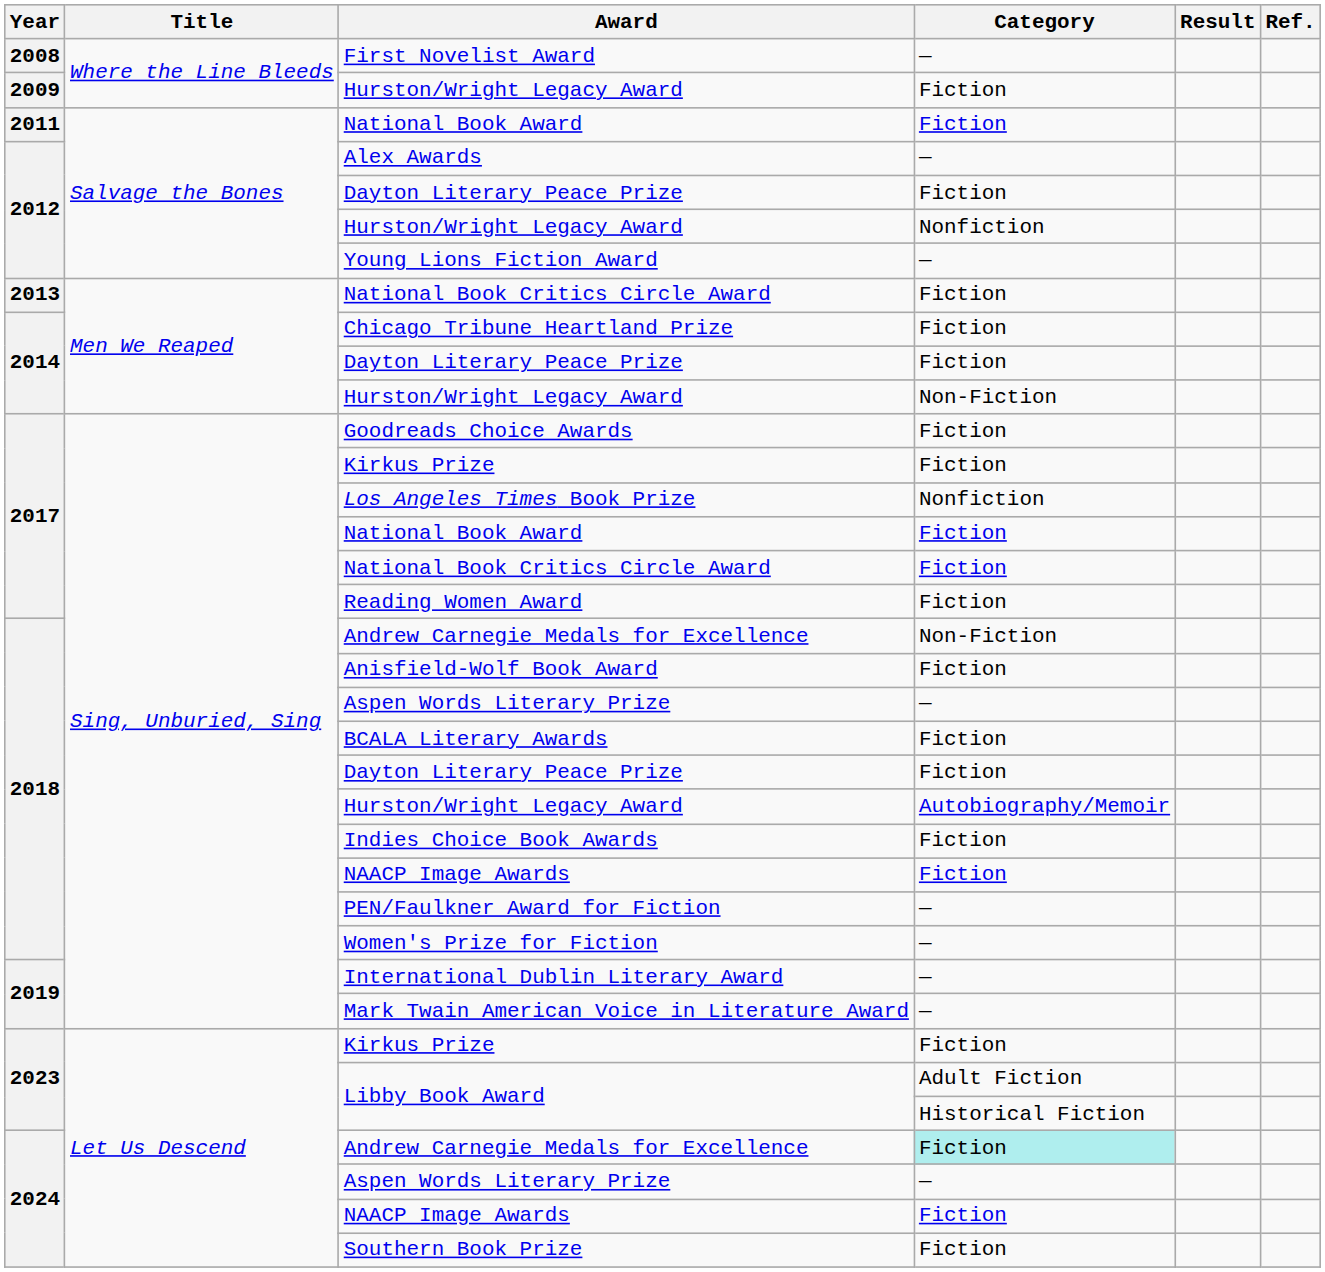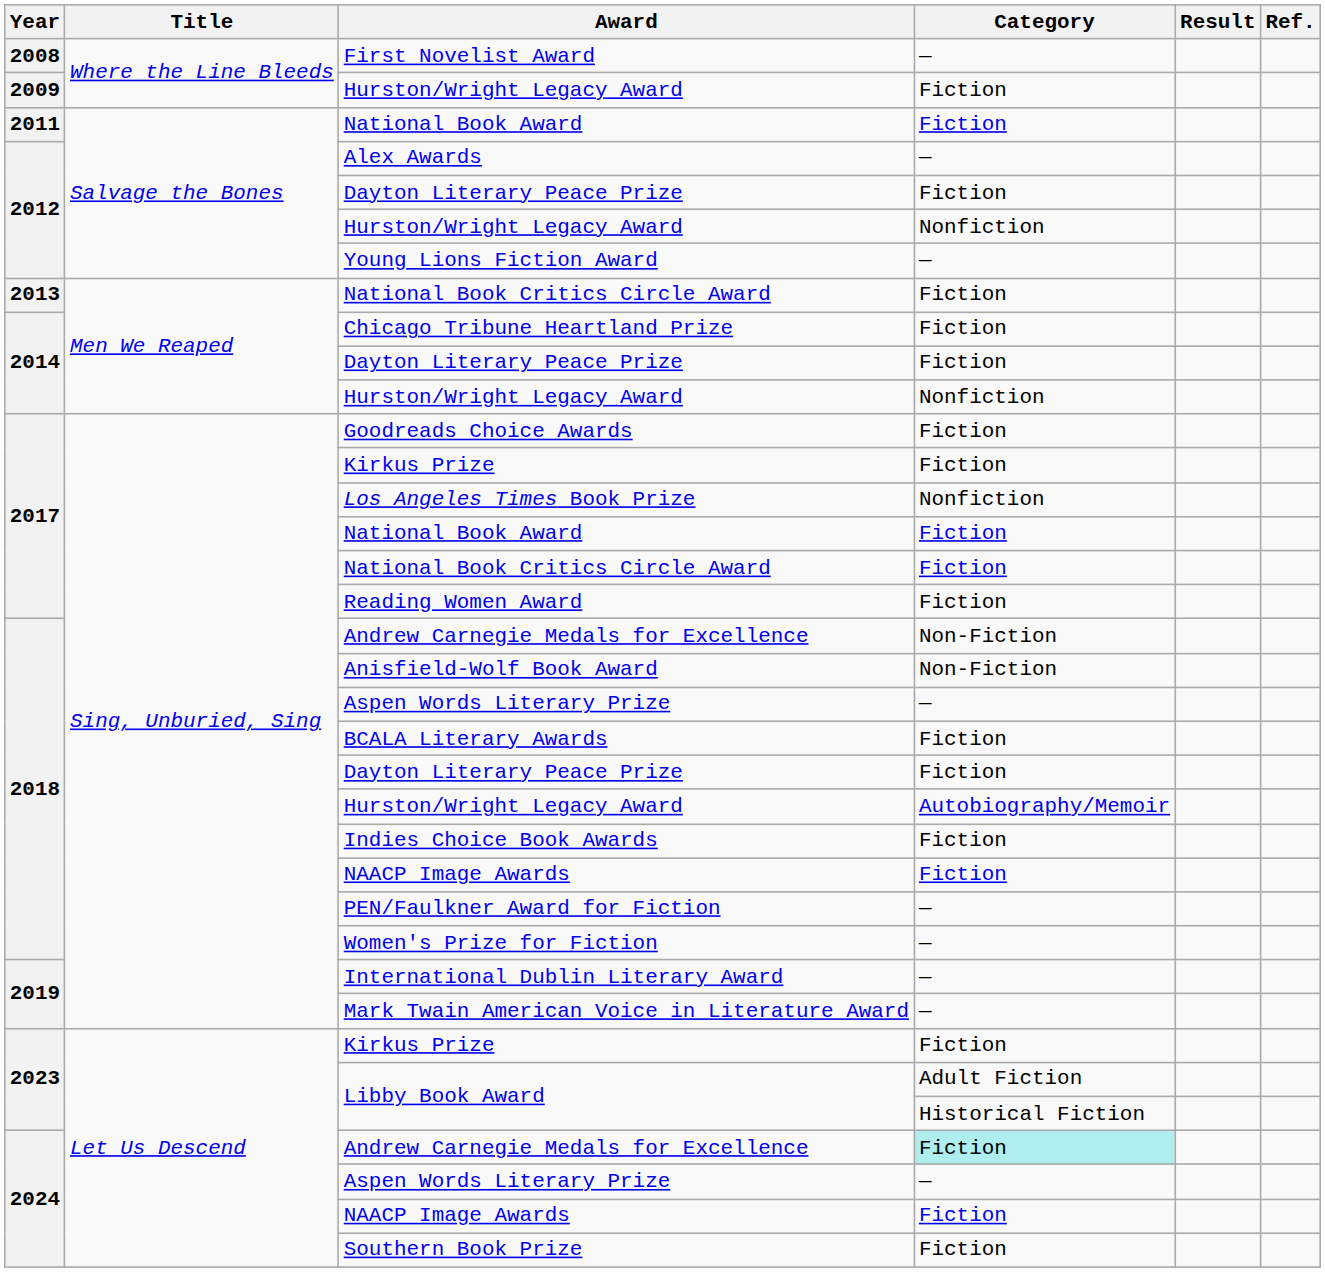(988, 397) Non-Fiction -> (982, 397) Nonfiction
(963, 670) Fiction -> (988, 670) Non-Fiction
